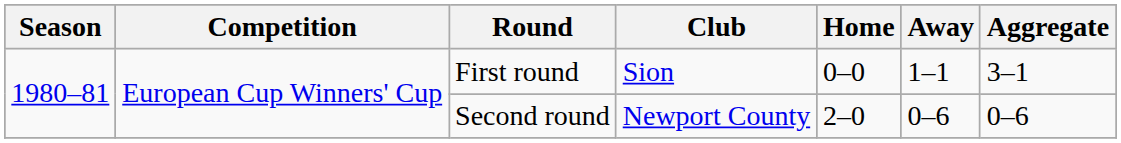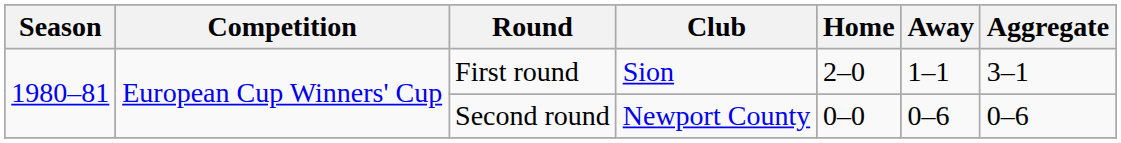(844, 71) 0–0 -> (844, 71) 2–0
(844, 115) 2–0 -> (844, 115) 0–0
